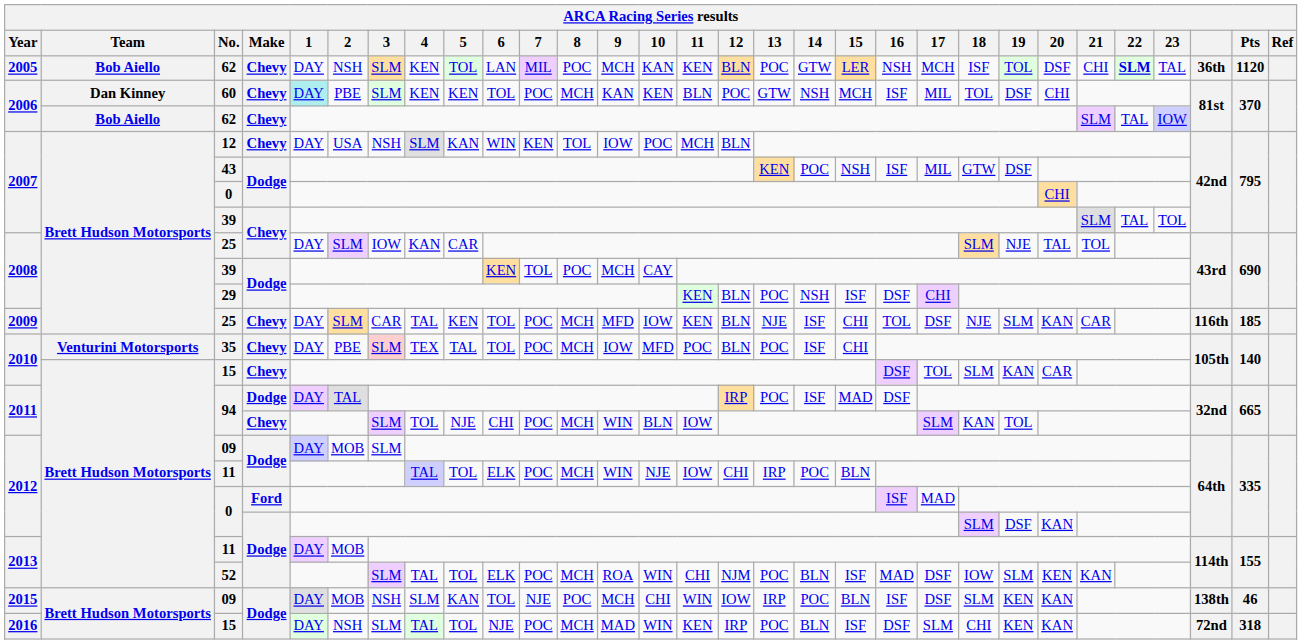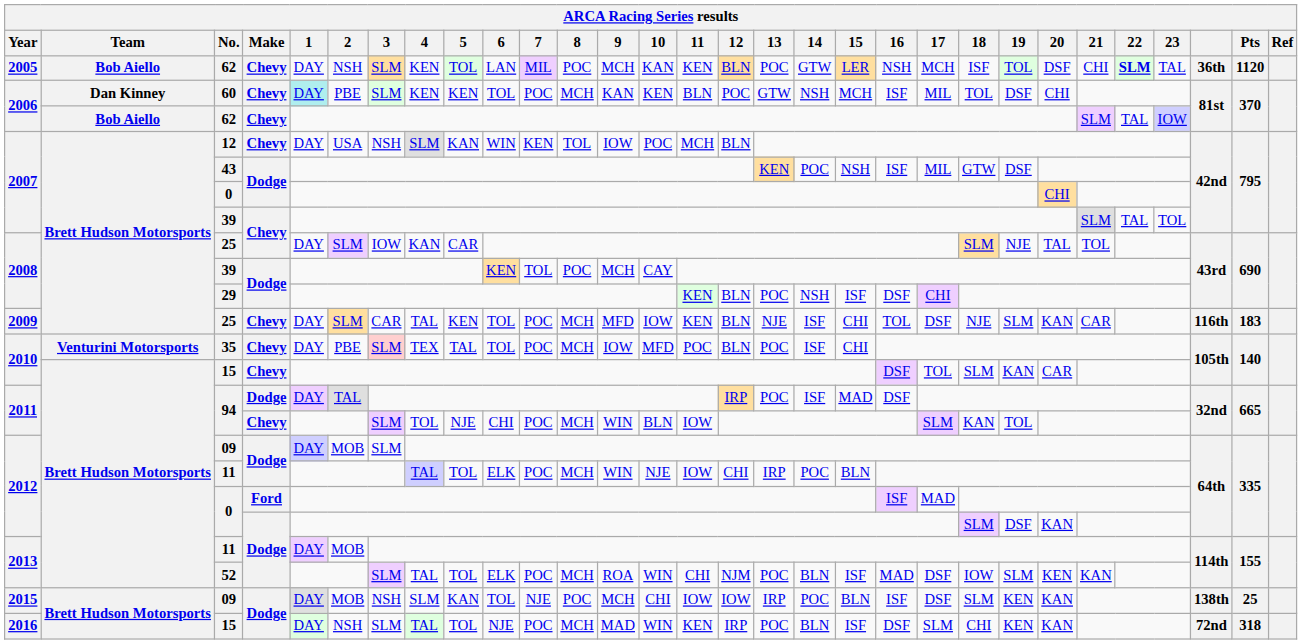(1250, 321) 185 -> (1250, 321) 183
(698, 600) WIN -> (698, 600) IOW
(1250, 600) 46 -> (1250, 600) 25
